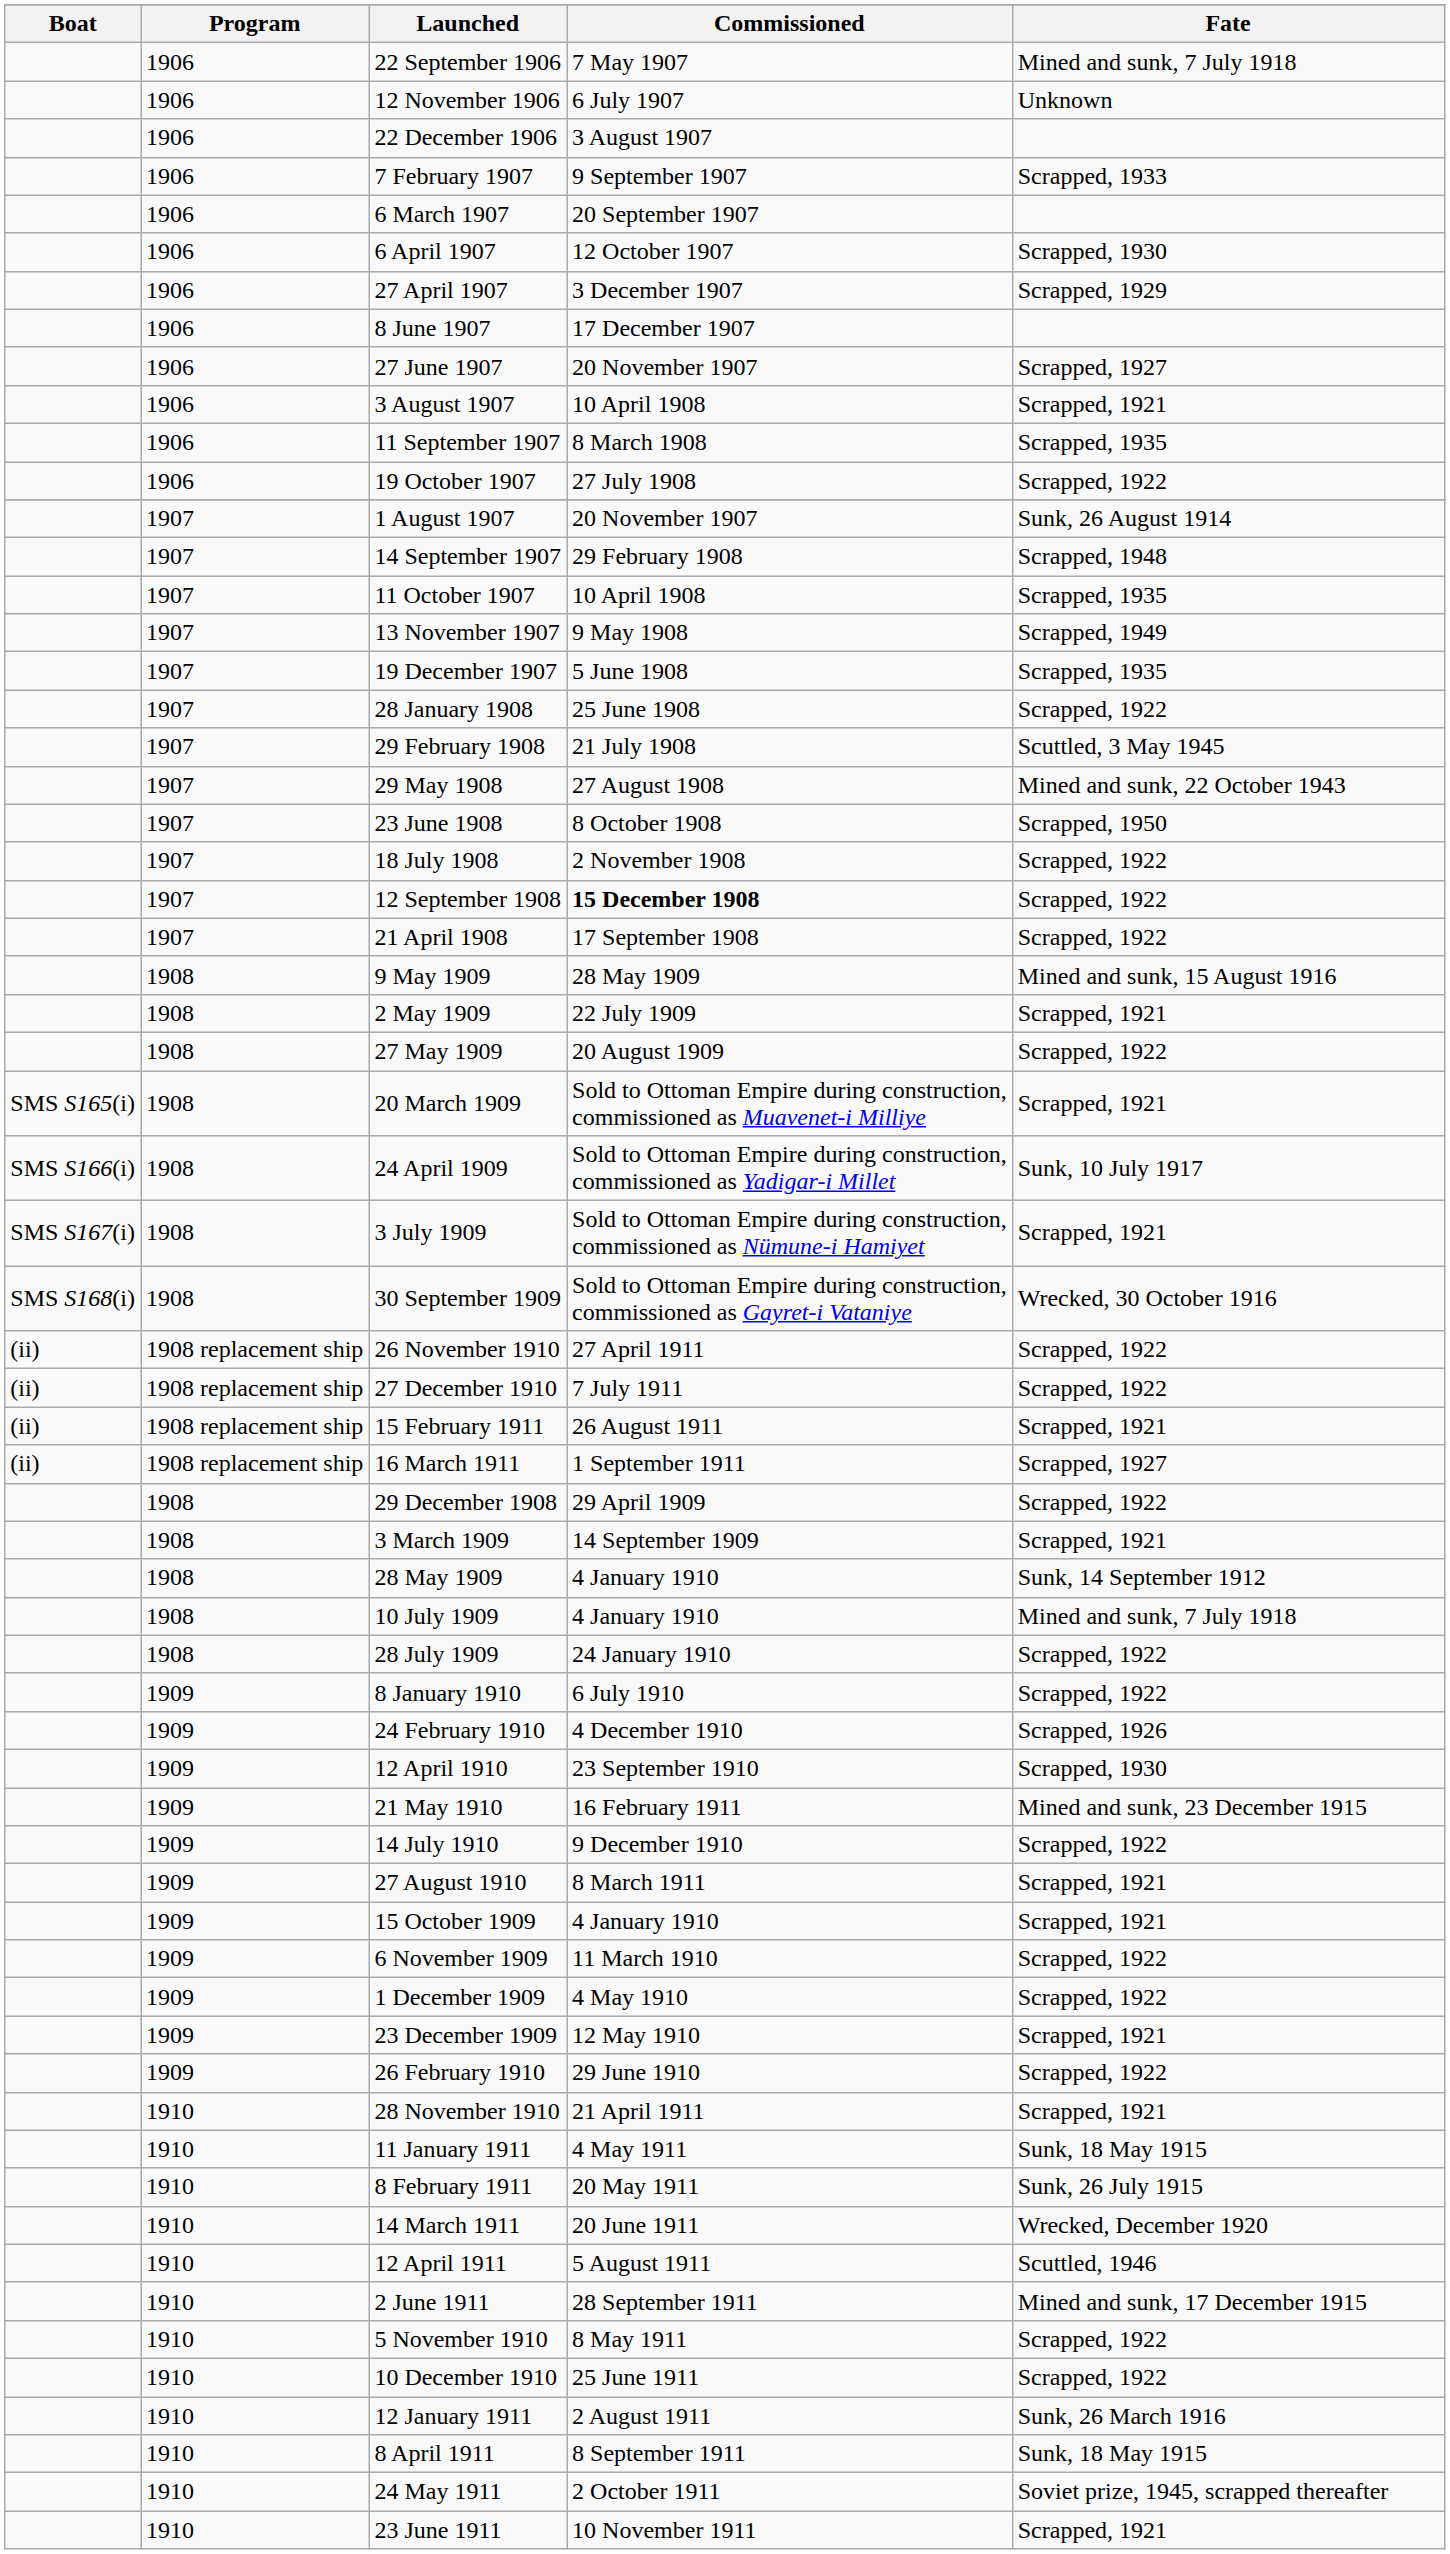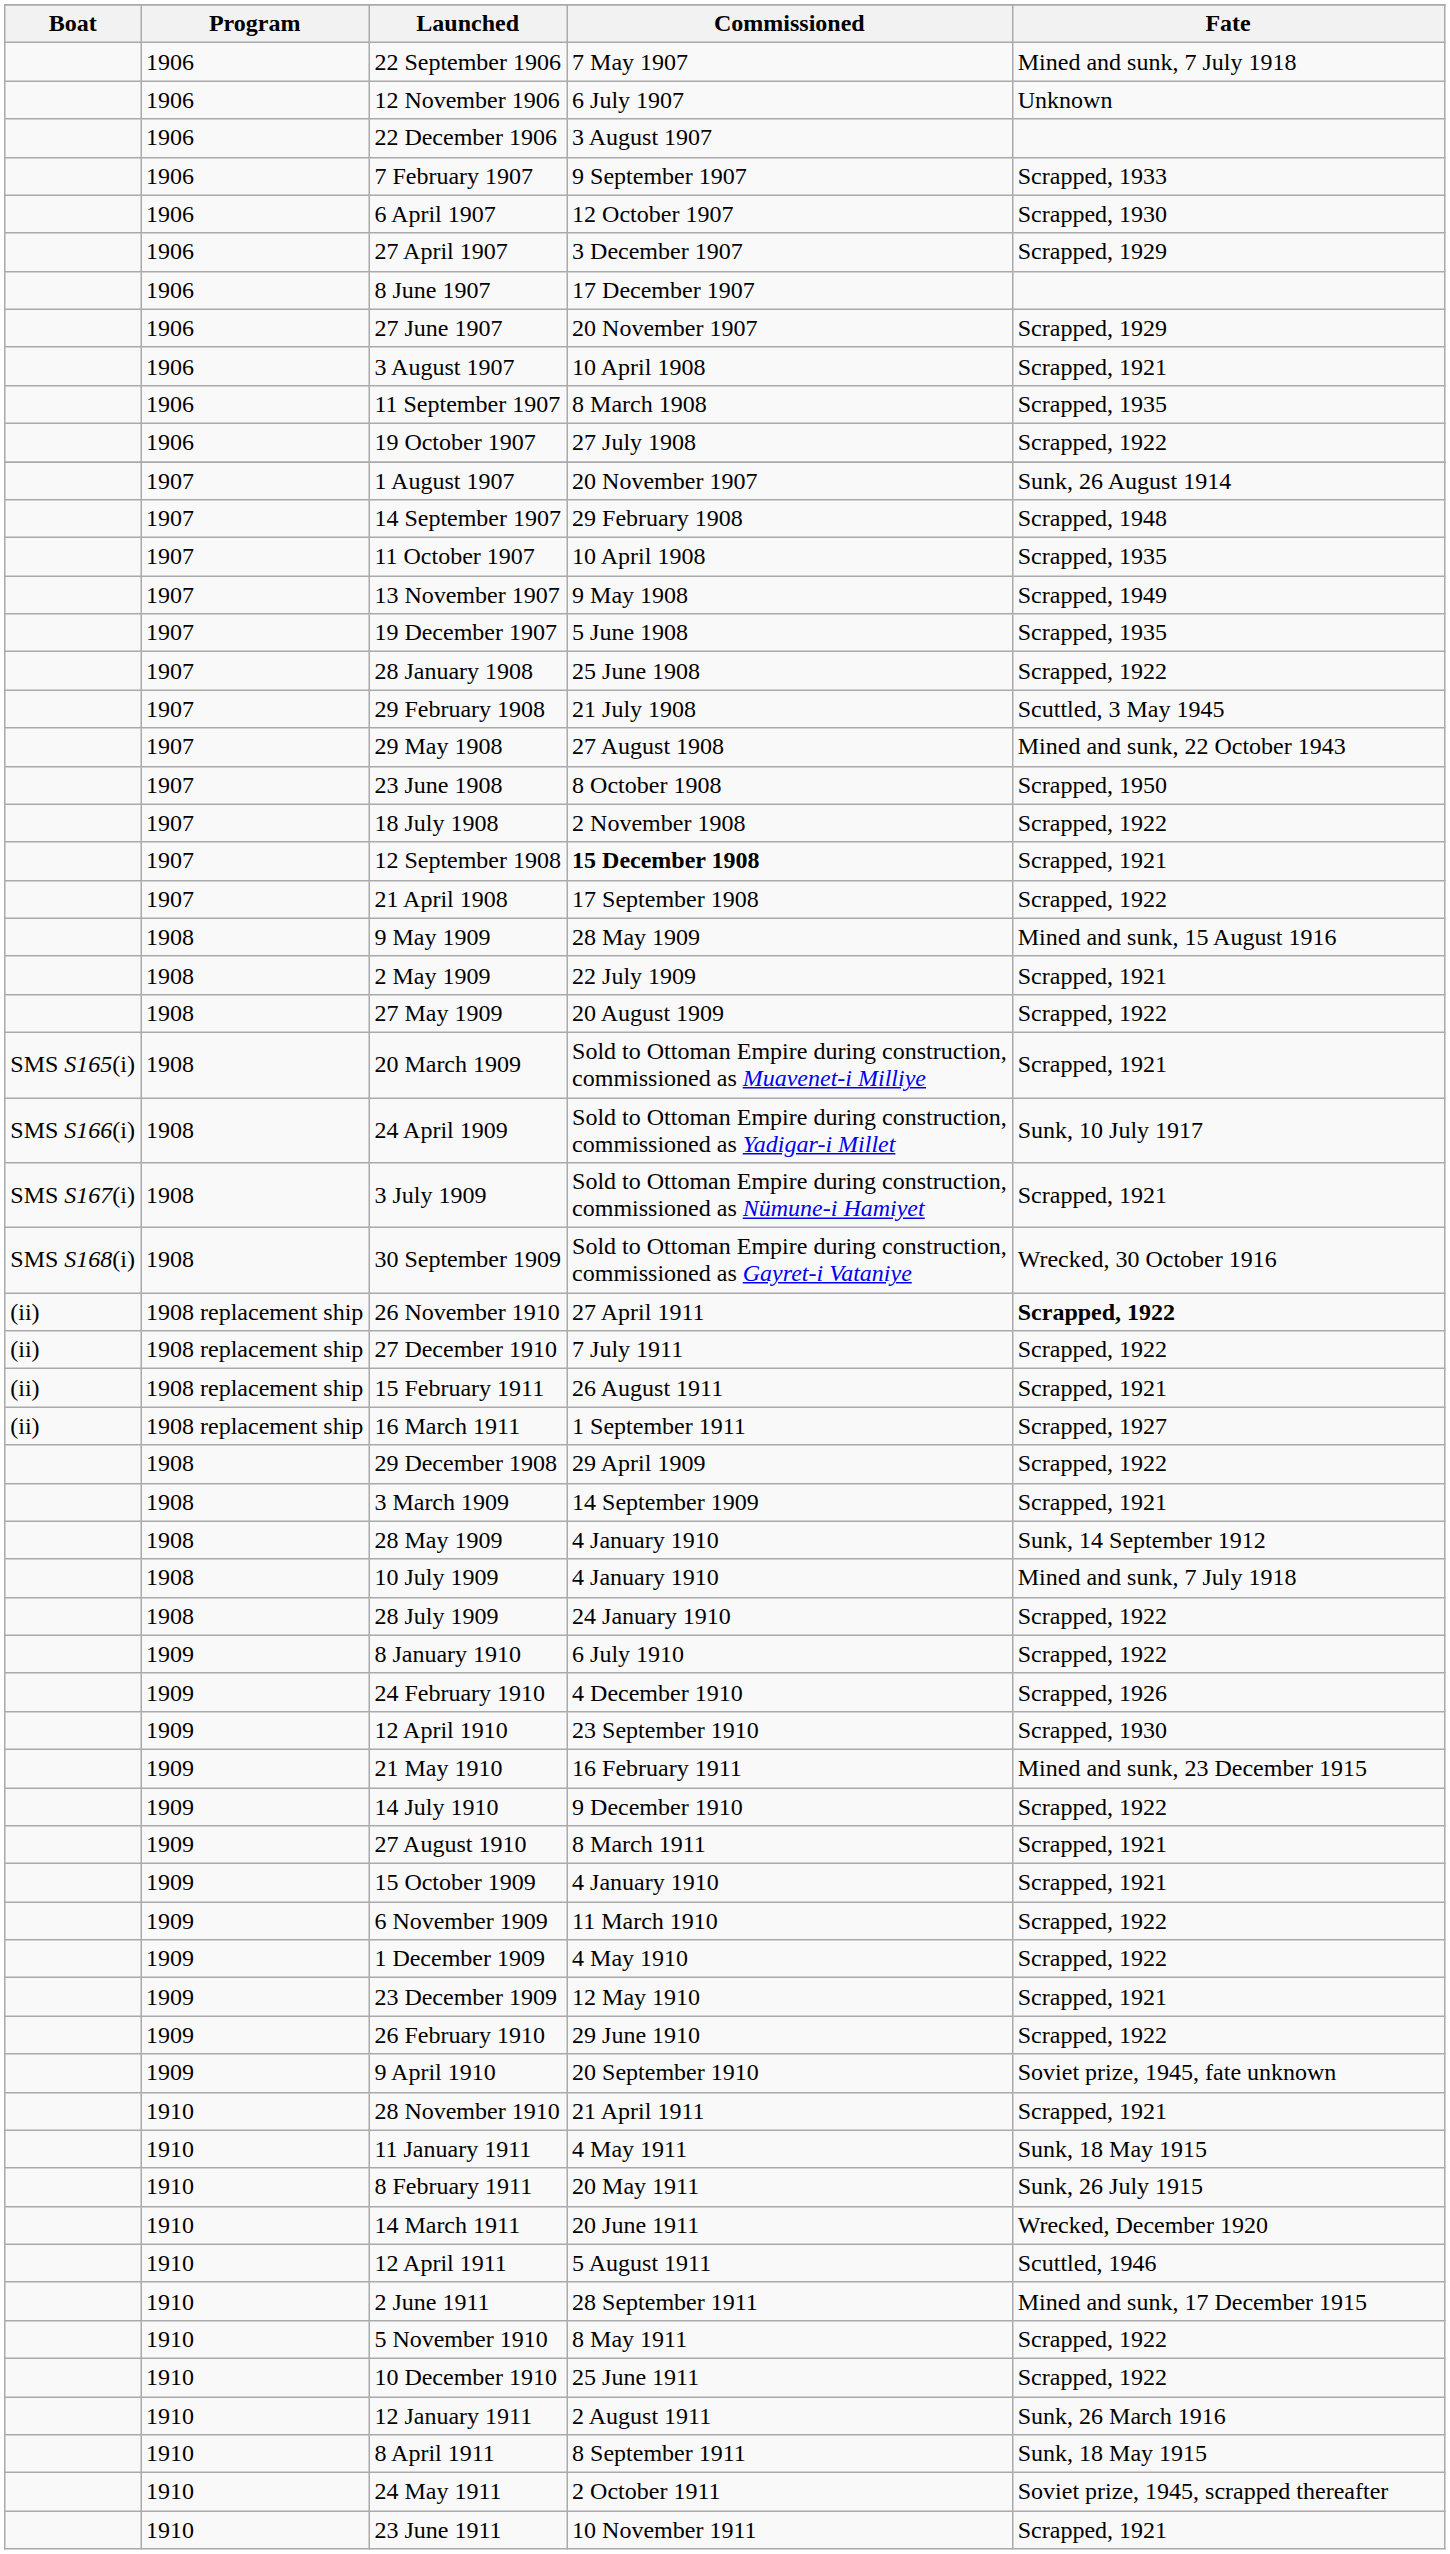- row: (442, 213)
(1092, 366) Scrapped, 1927 -> (1092, 328) Scrapped, 1929
(1092, 898) Scrapped, 1922 -> (1092, 860) Scrapped, 1921
(1092, 1349) normal -> (1096, 1311) bold
+ row: (435, 2072)
